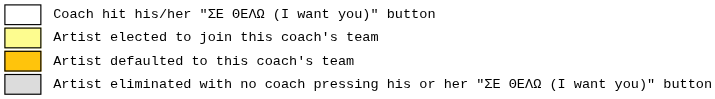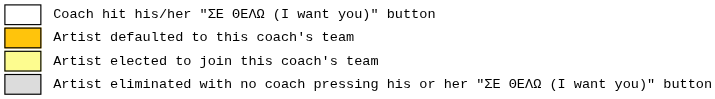rows swapped: (200, 61) <-> (212, 38)
